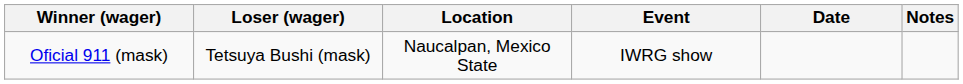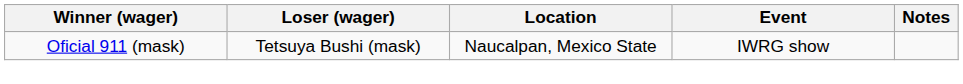- column: (831, 18)
